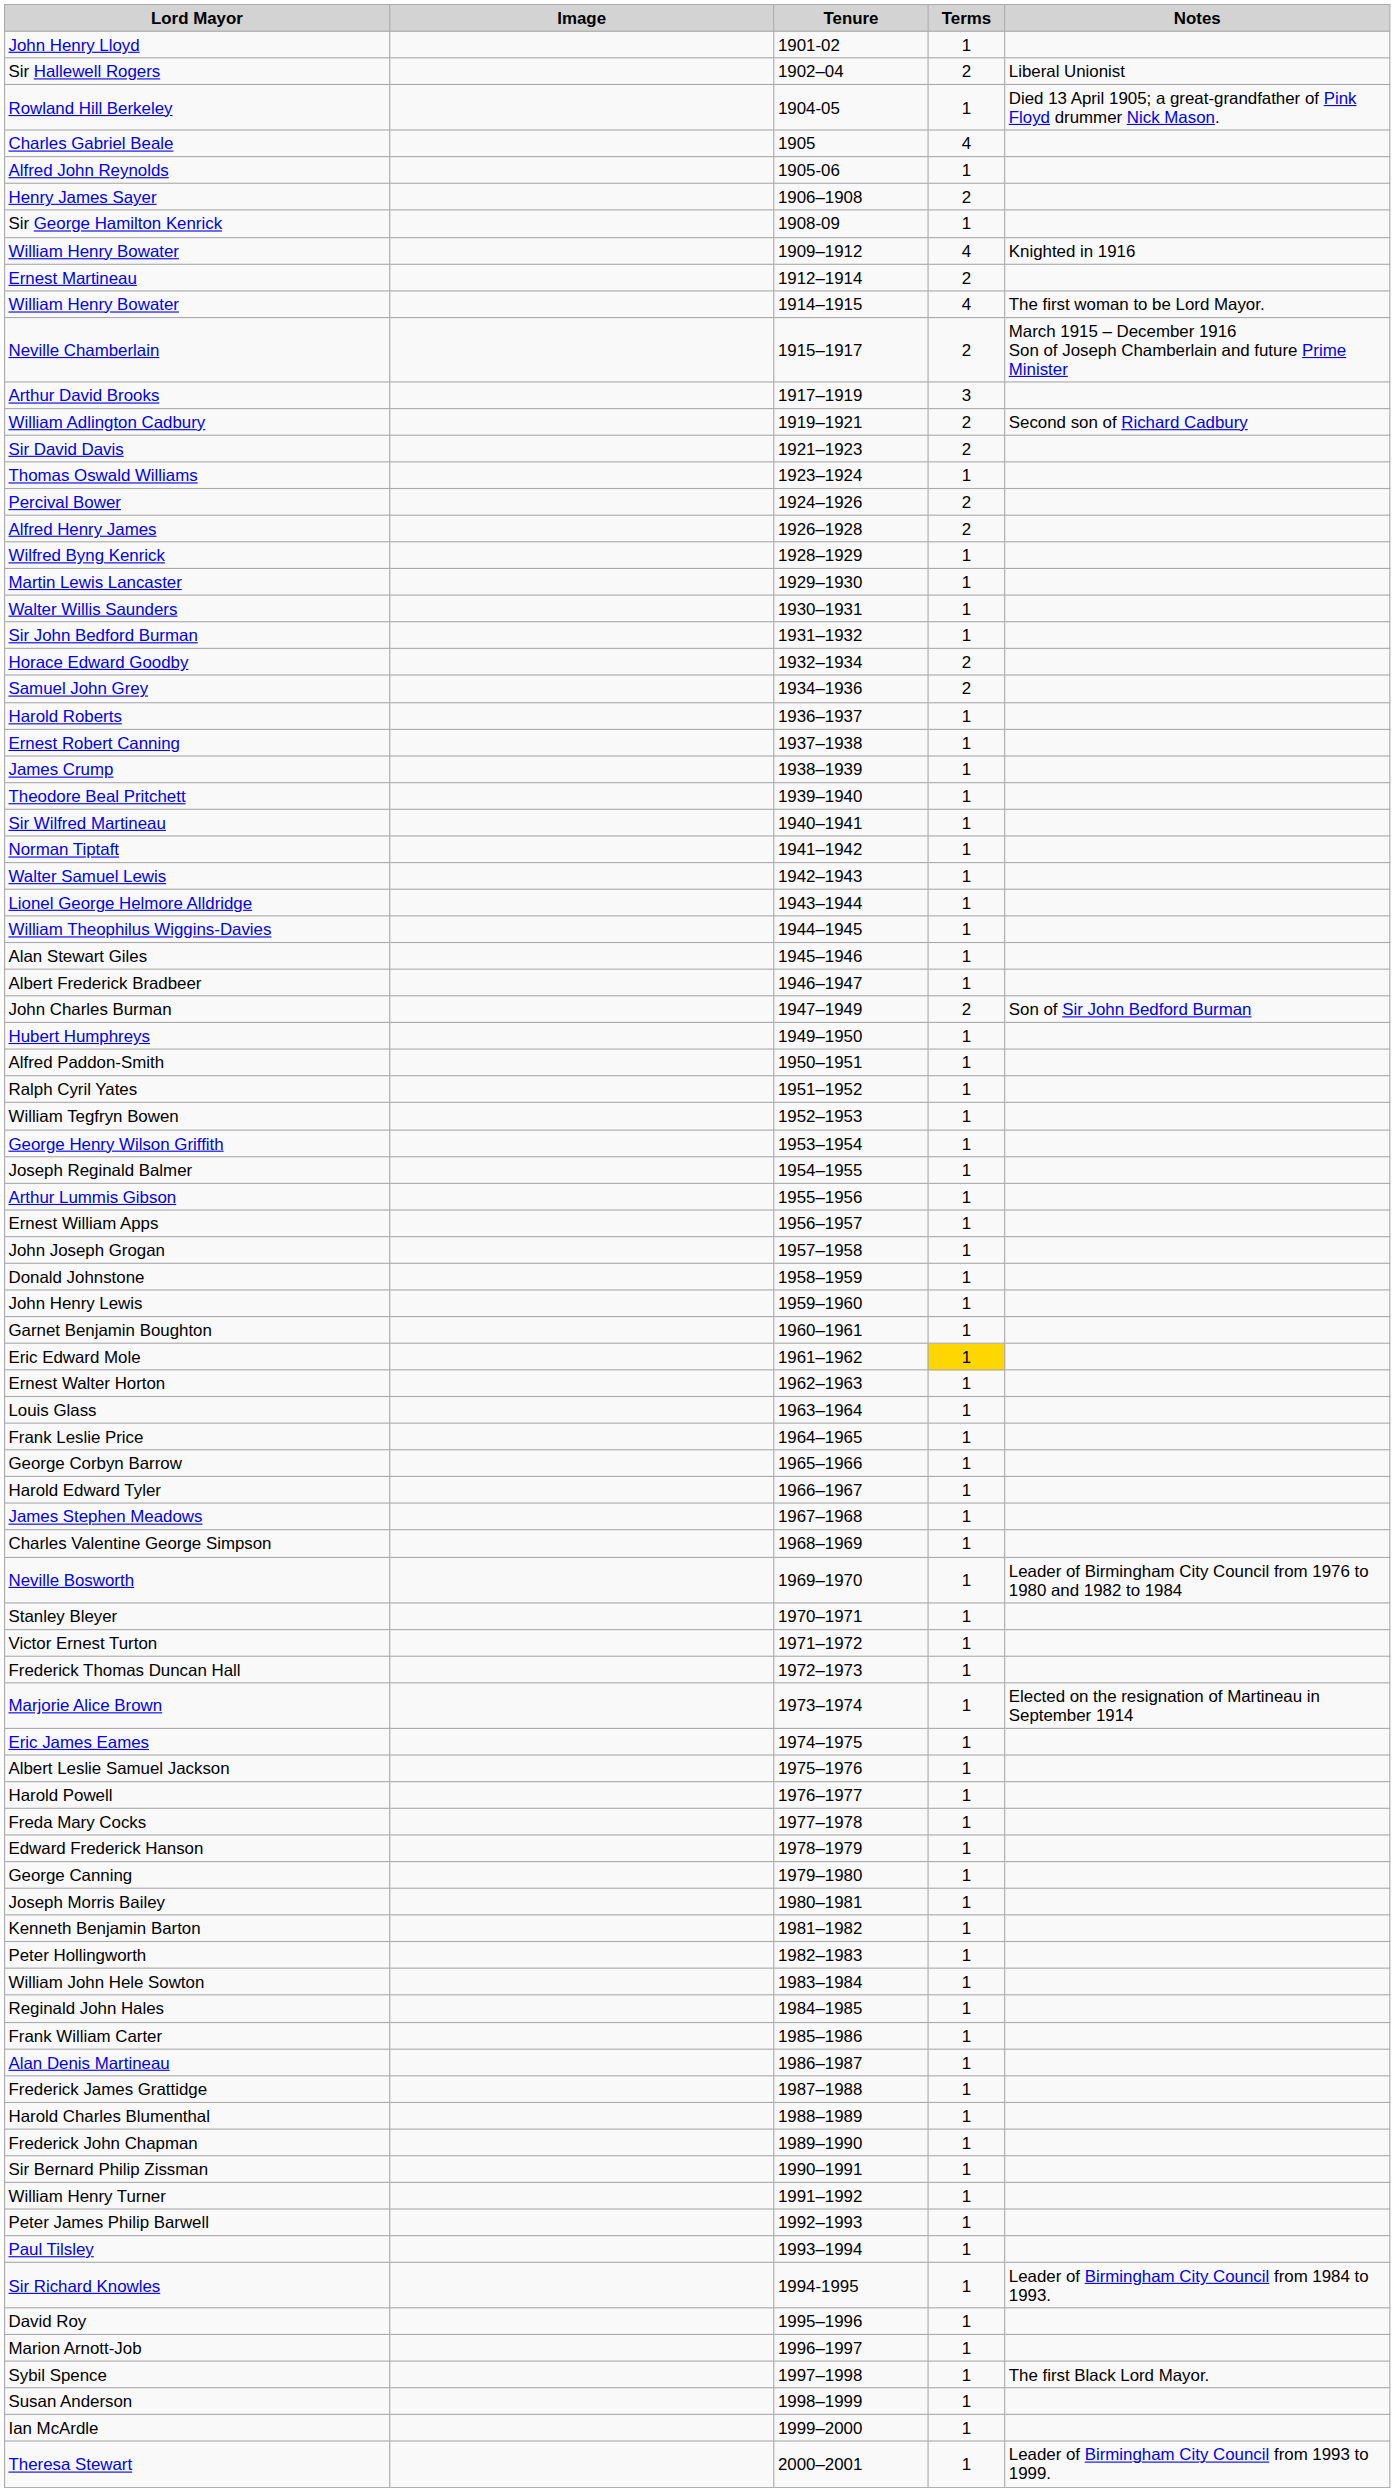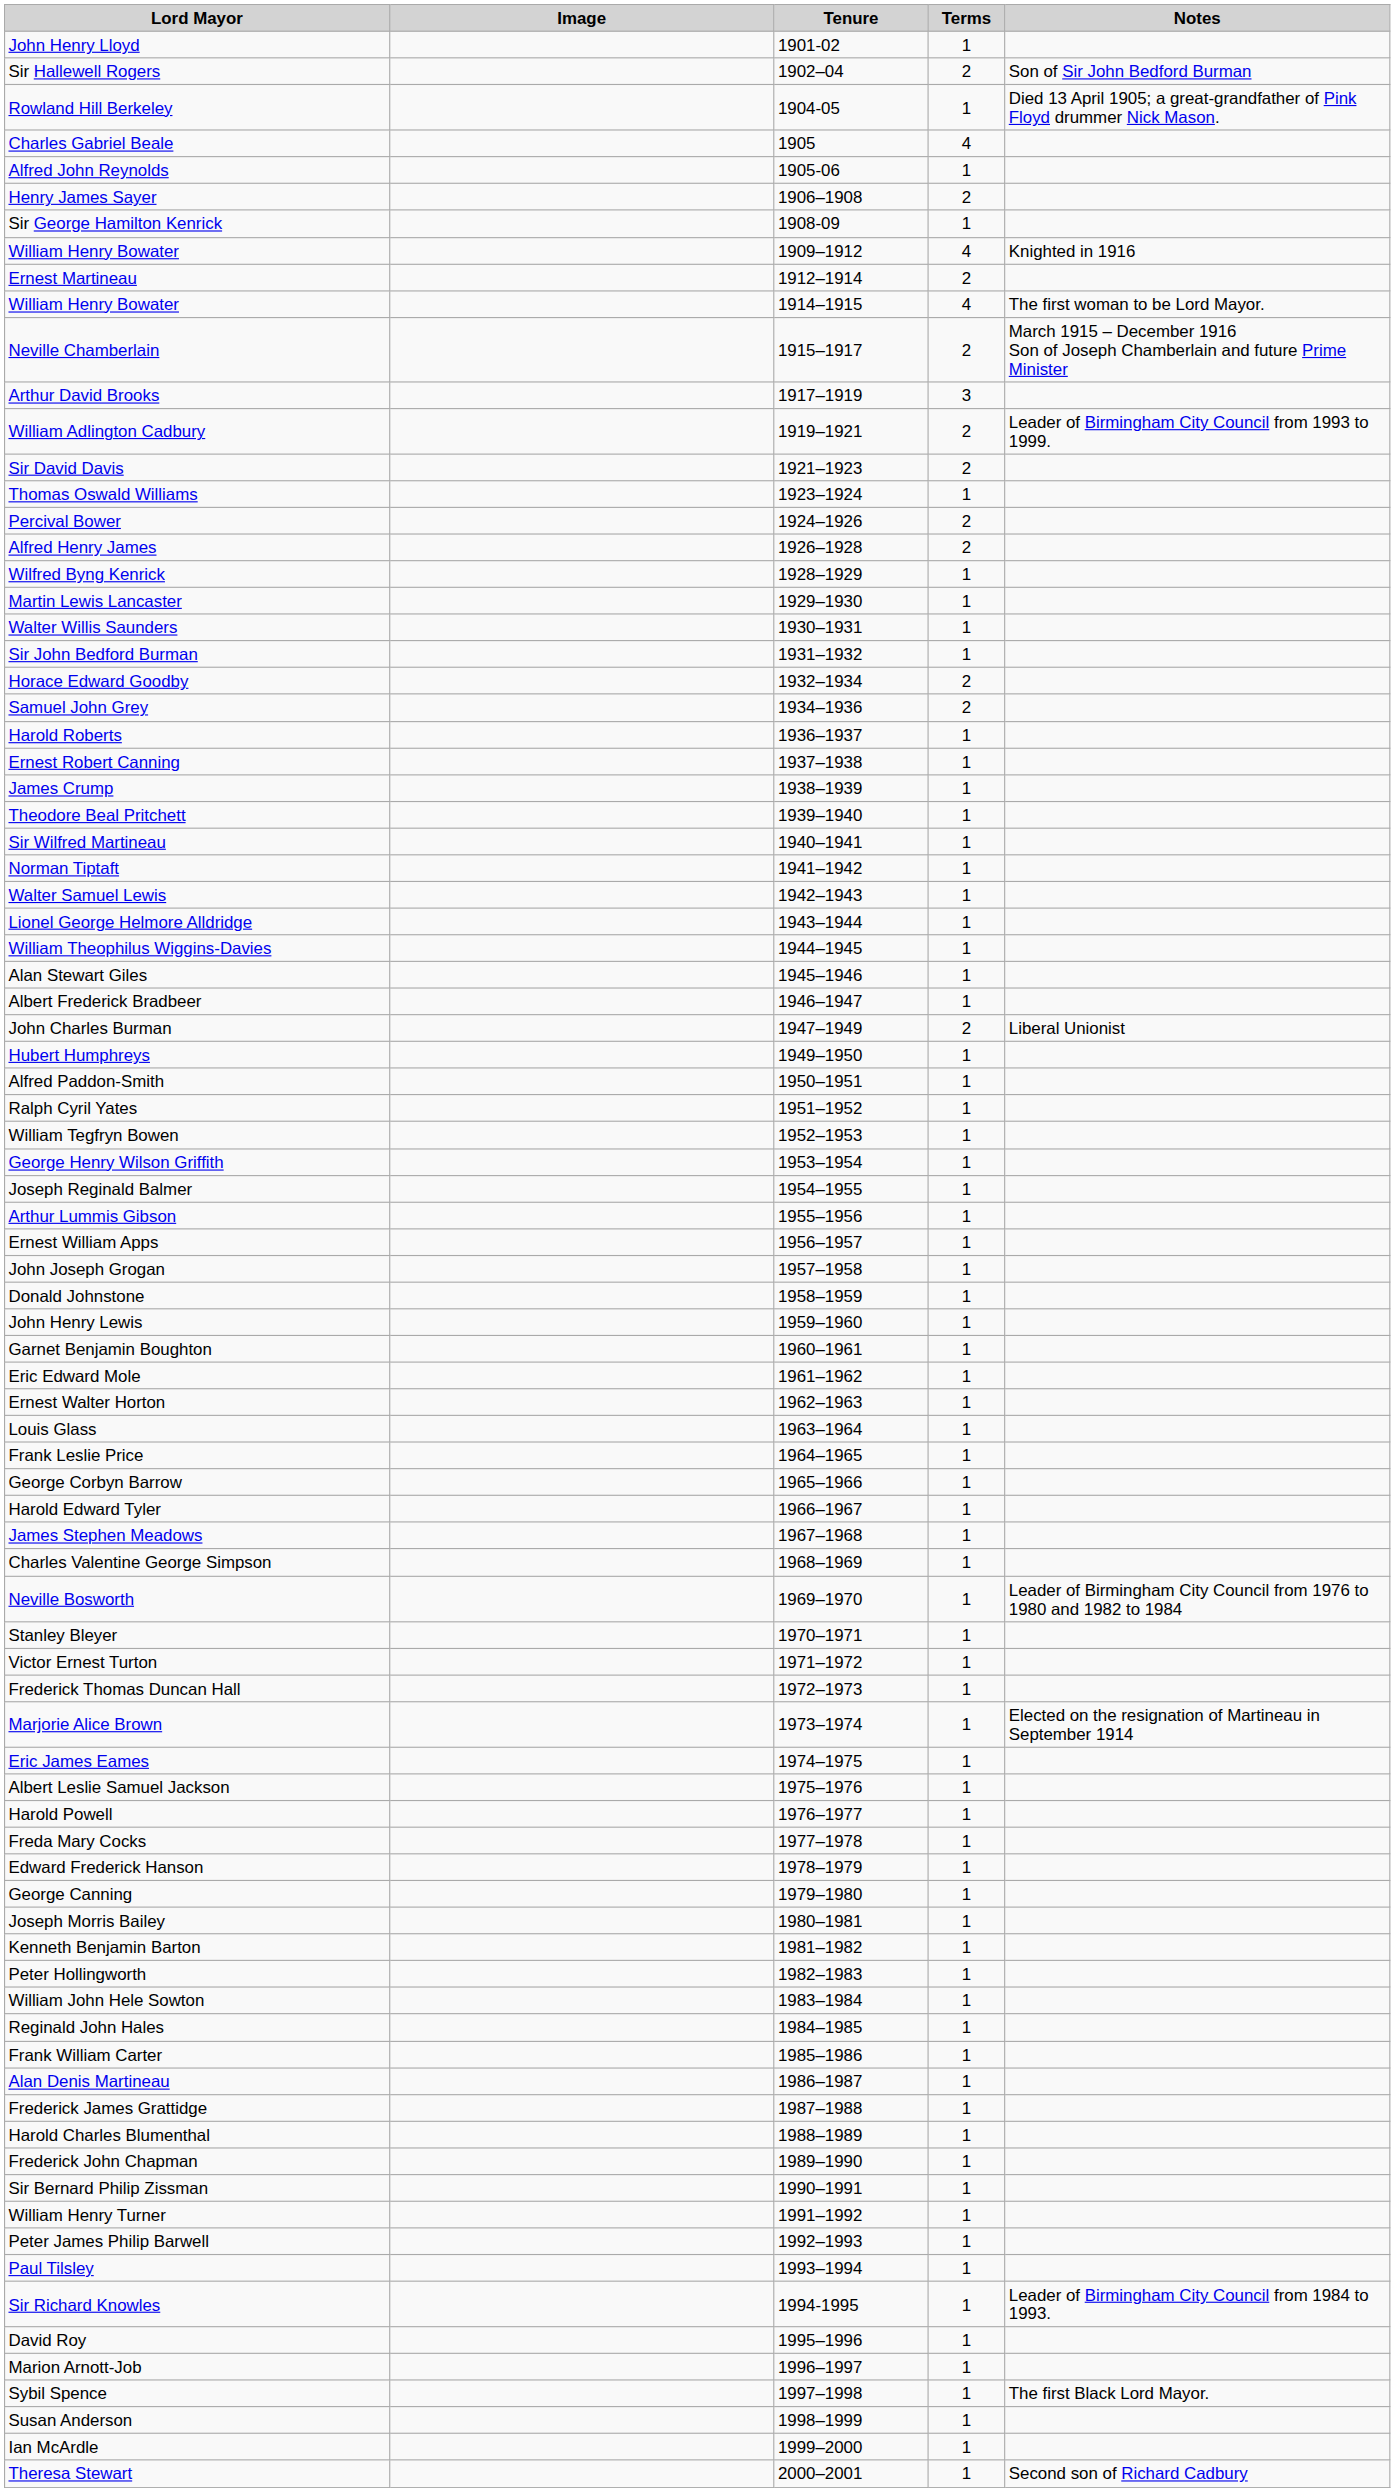(1067, 72) Liberal Unionist -> (1130, 72) Son of Sir John Bedford Burman
(1128, 422) Second son of Richard Cadbury -> (1189, 431) Leader of Birmingham City Council from 1993 to 1999.
(1130, 1010) Son of Sir John Bedford Burman -> (1067, 1028) Liberal Unionist
(966, 1357) gold background -> (966, 1376) no background
(1189, 2464) Leader of Birmingham City Council from 1993 to 1999. -> (1128, 2474) Second son of Richard Cadbury
